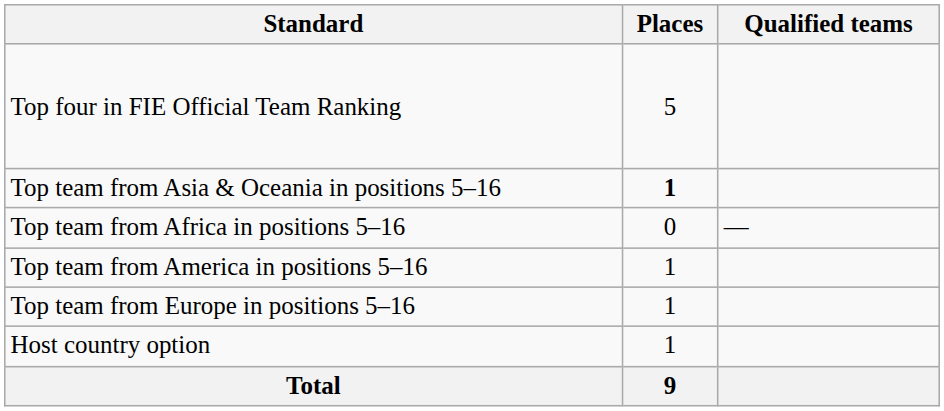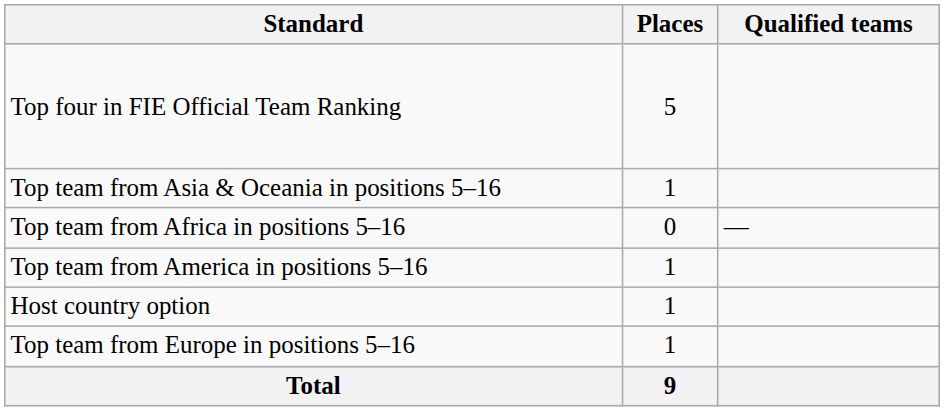(670, 187) bold -> (670, 187) normal
rows swapped: (213, 306) <-> (110, 346)
